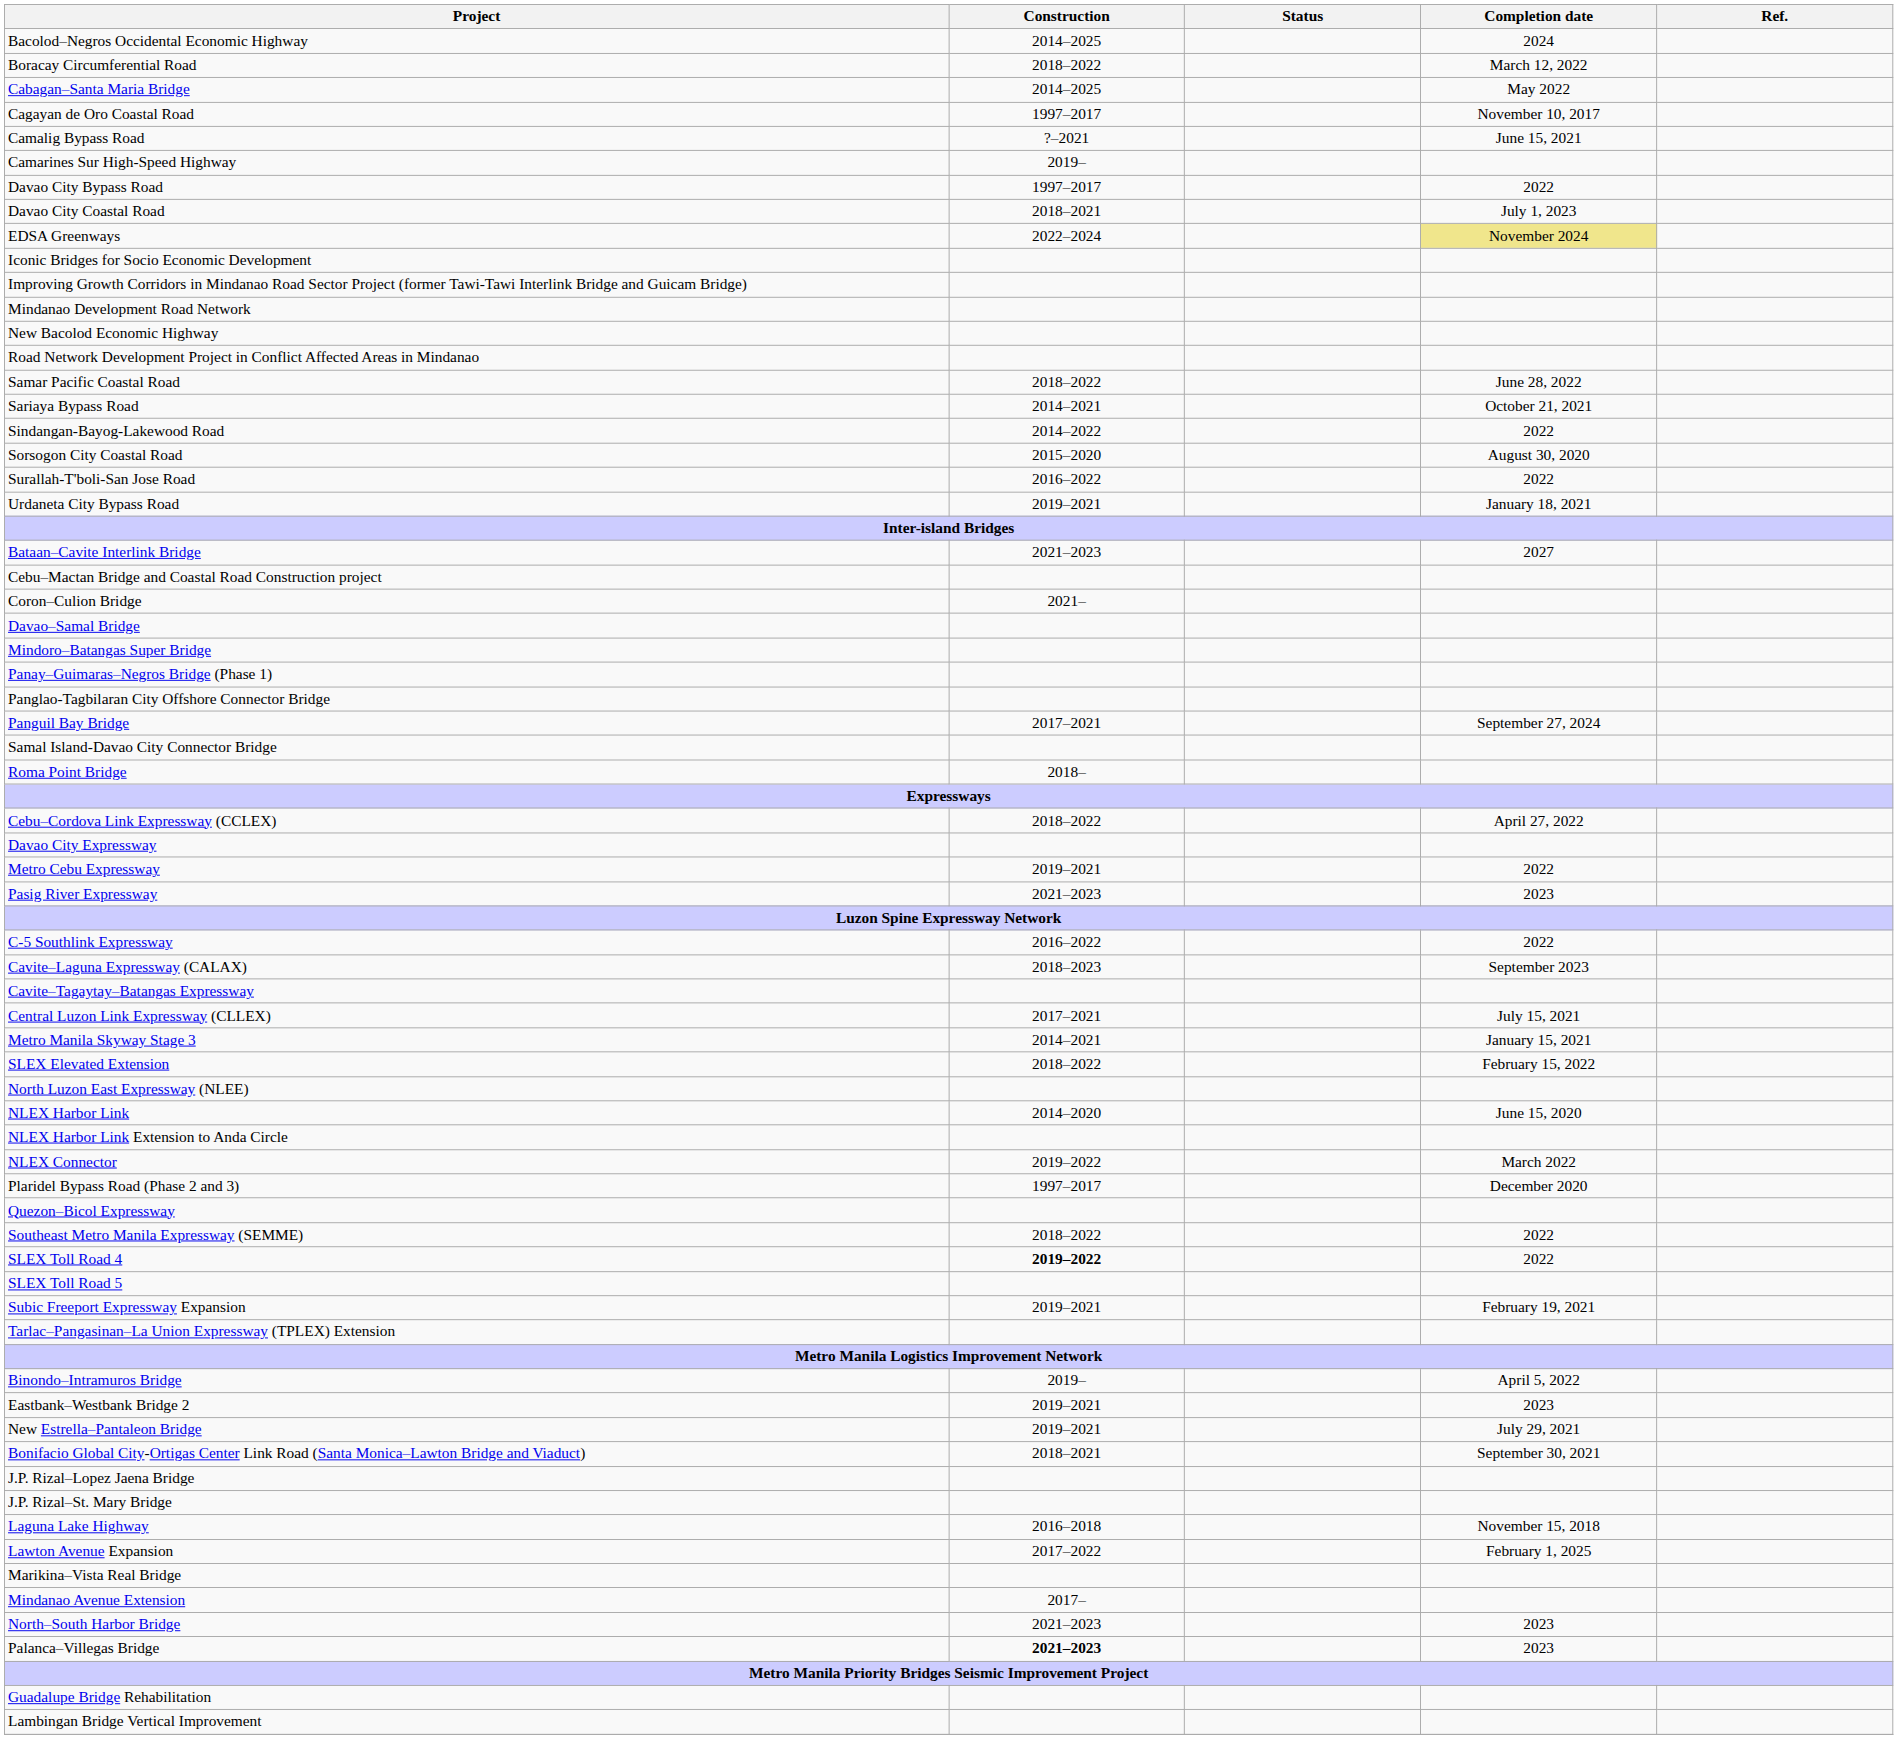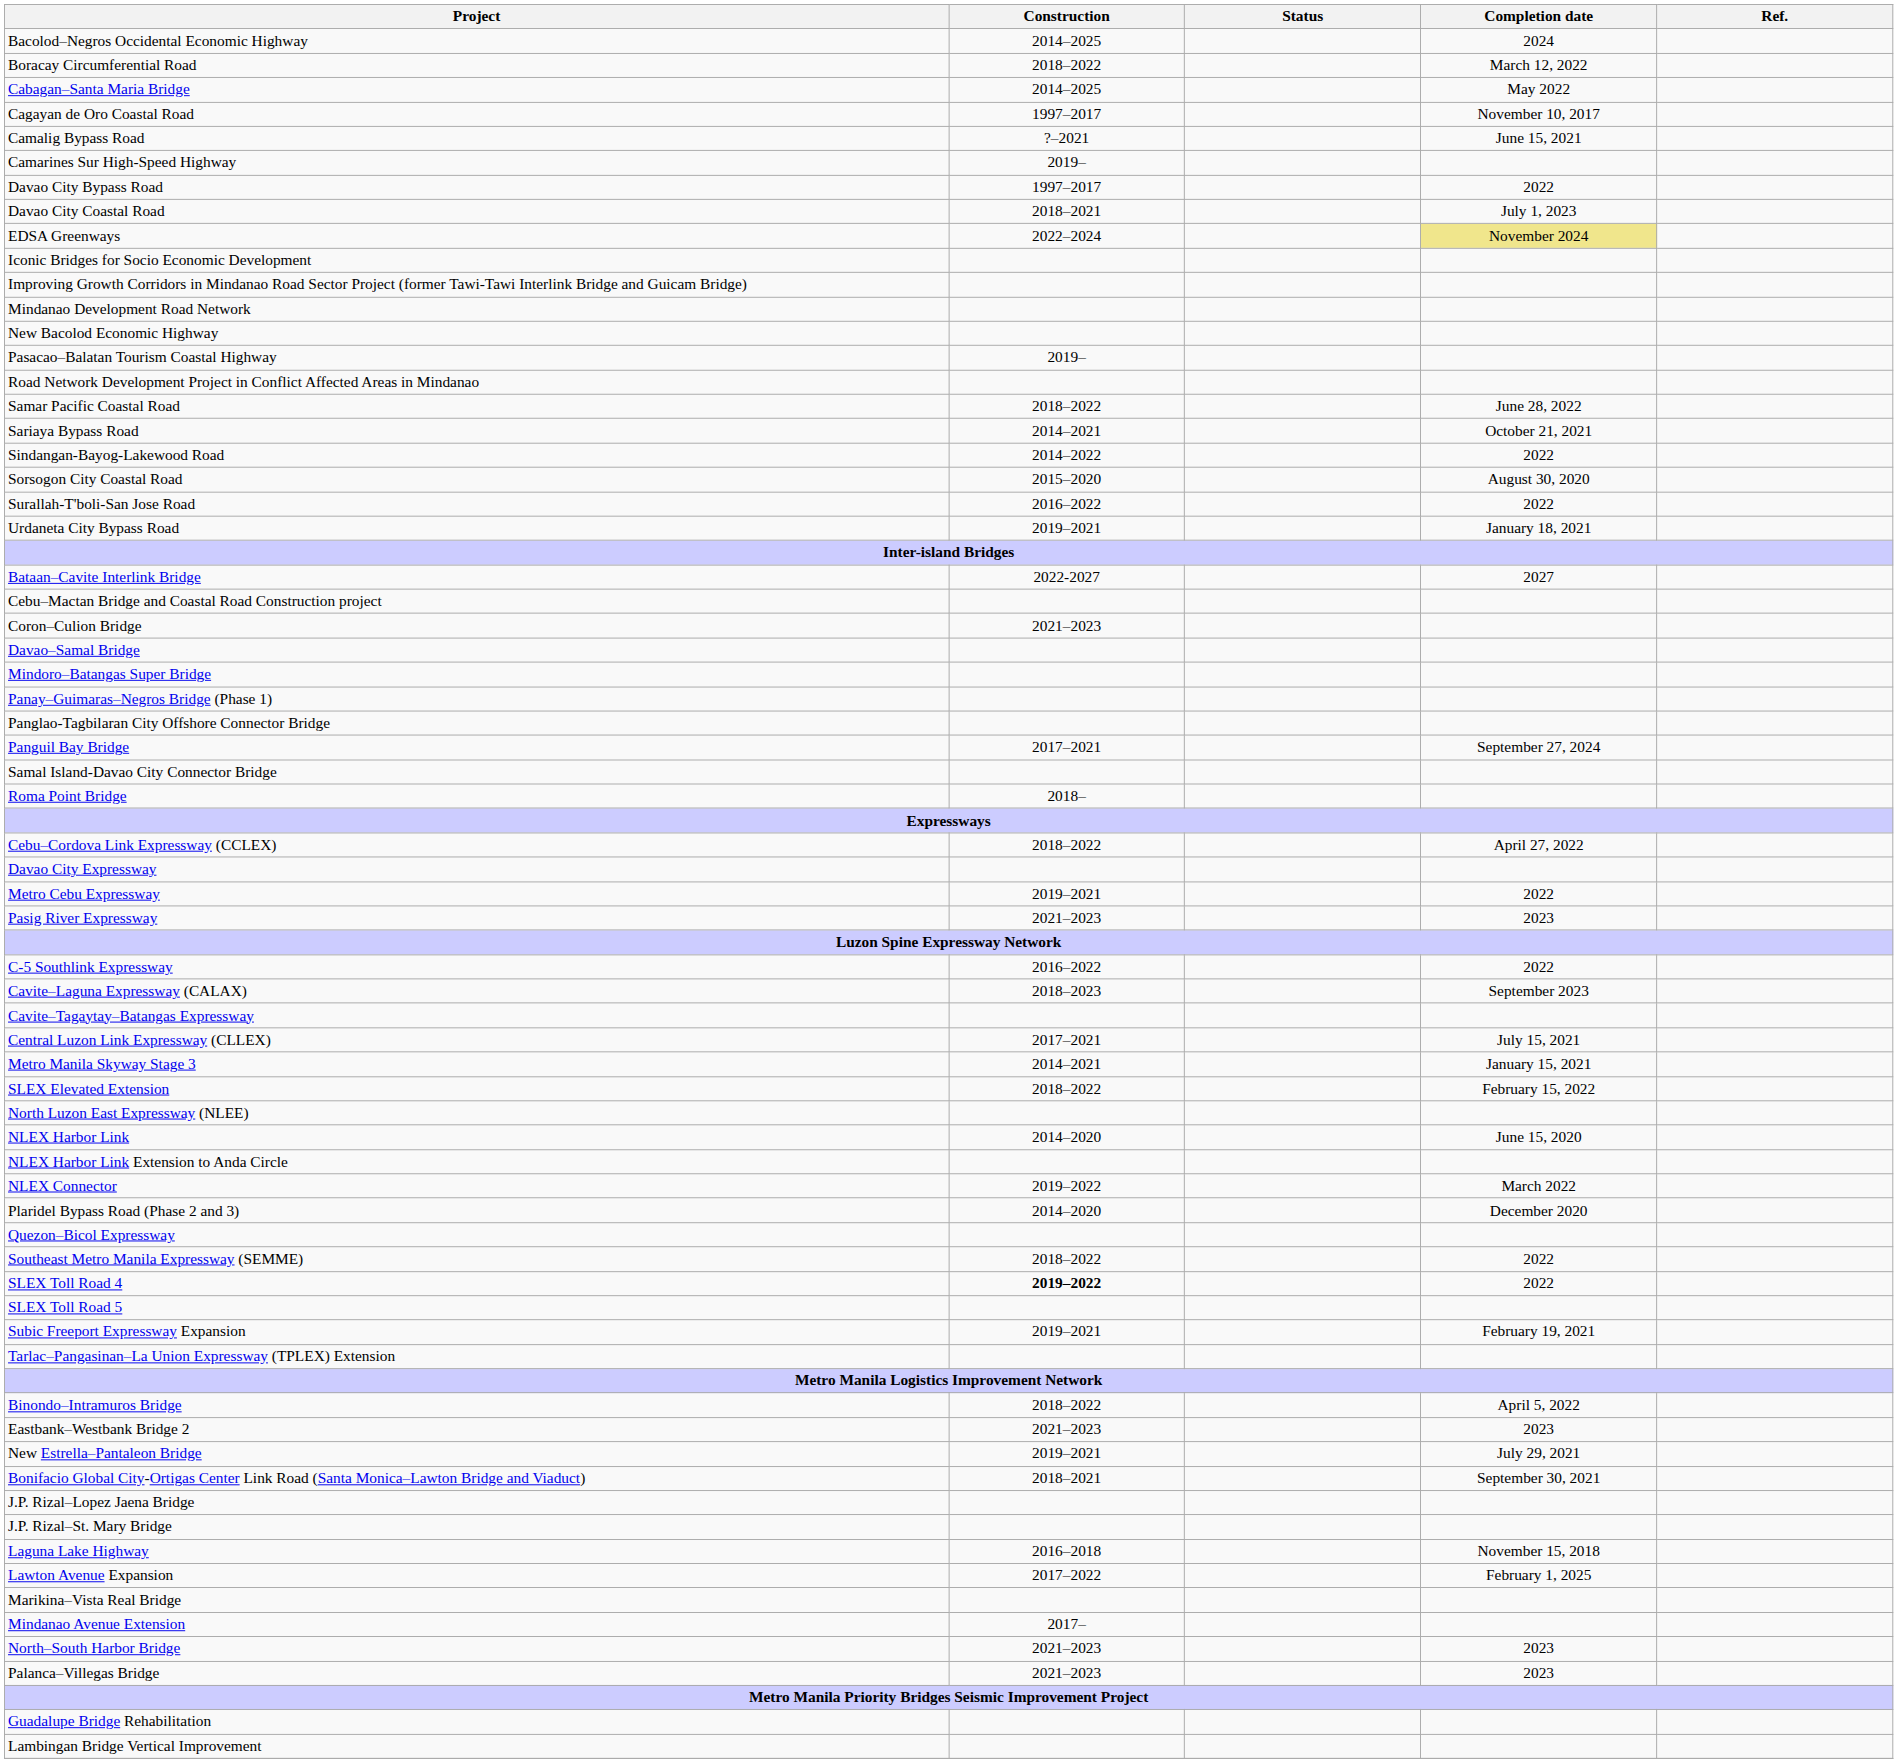+ row: (142, 357)
(1067, 552) 2021–2023 -> (1067, 576) 2022-2027
(1067, 601) 2021– -> (1067, 625) 2021–2023
(1067, 1185) 1997–2017 -> (1067, 1210) 2014–2020
(1067, 1380) 2019– -> (1067, 1405) 2018–2022
(1067, 1405) 2019–2021 -> (1067, 1429) 2021–2023
(1067, 1648) bold -> (1067, 1673) normal
